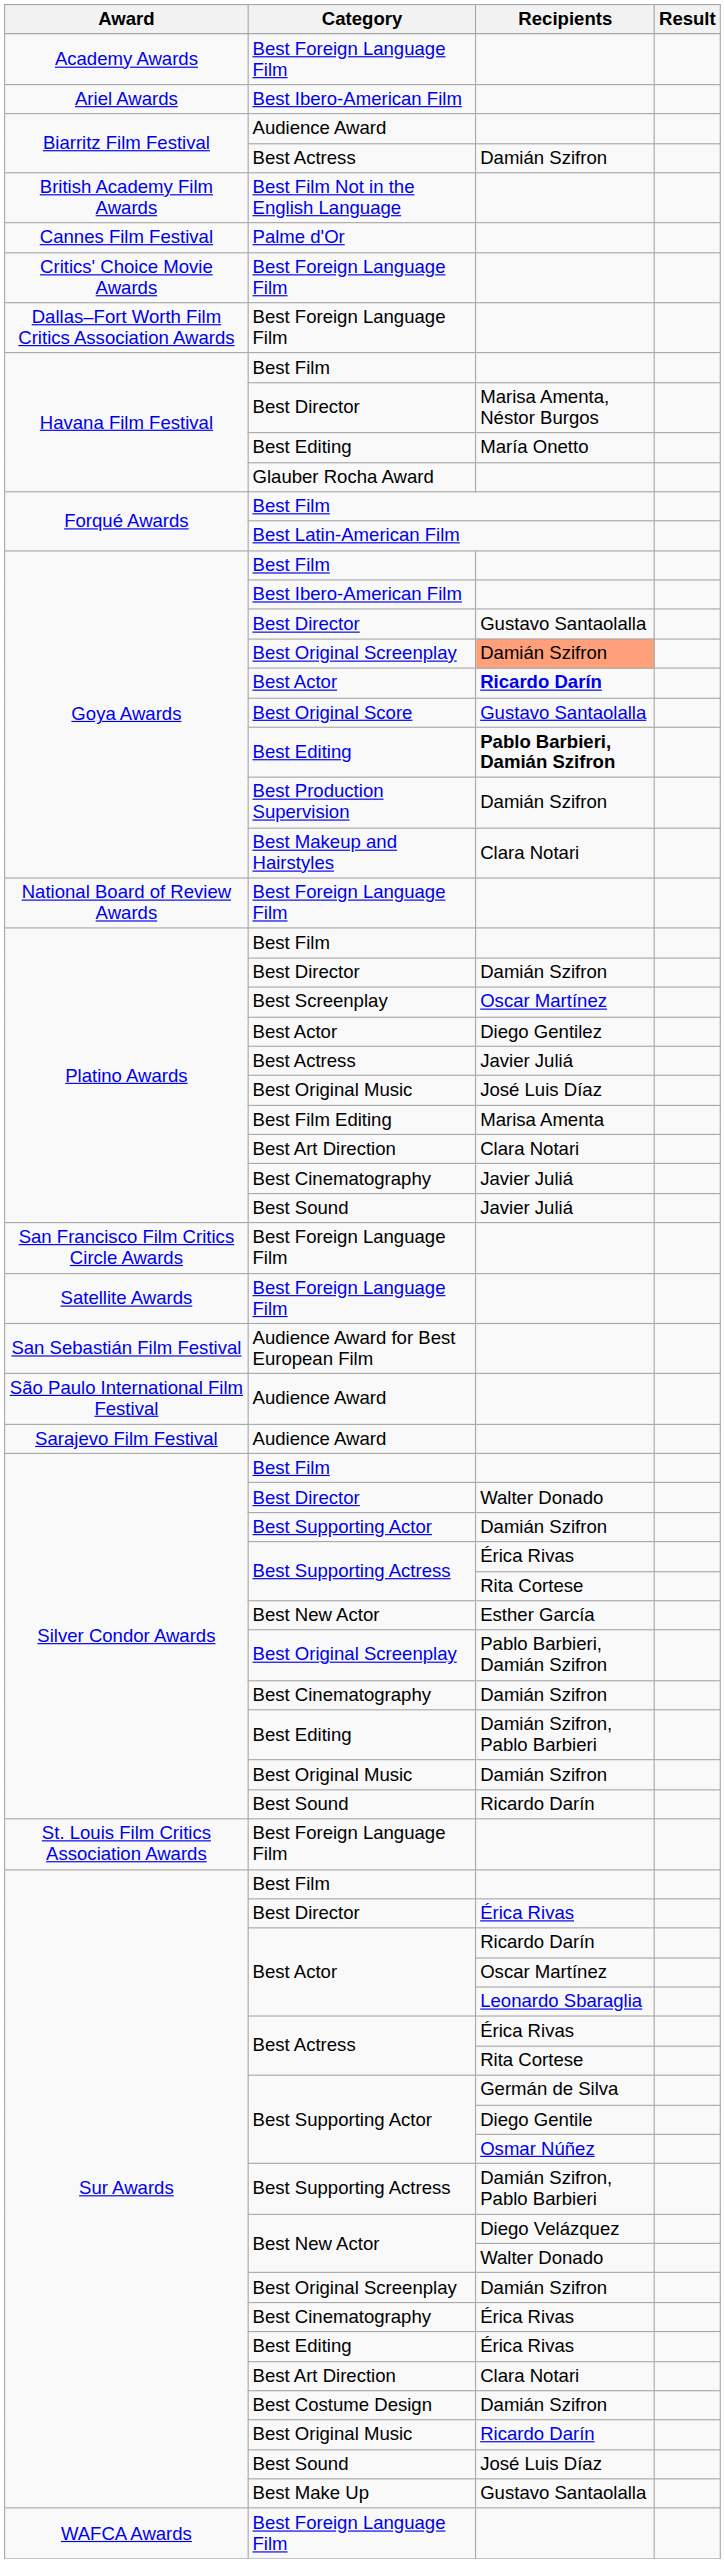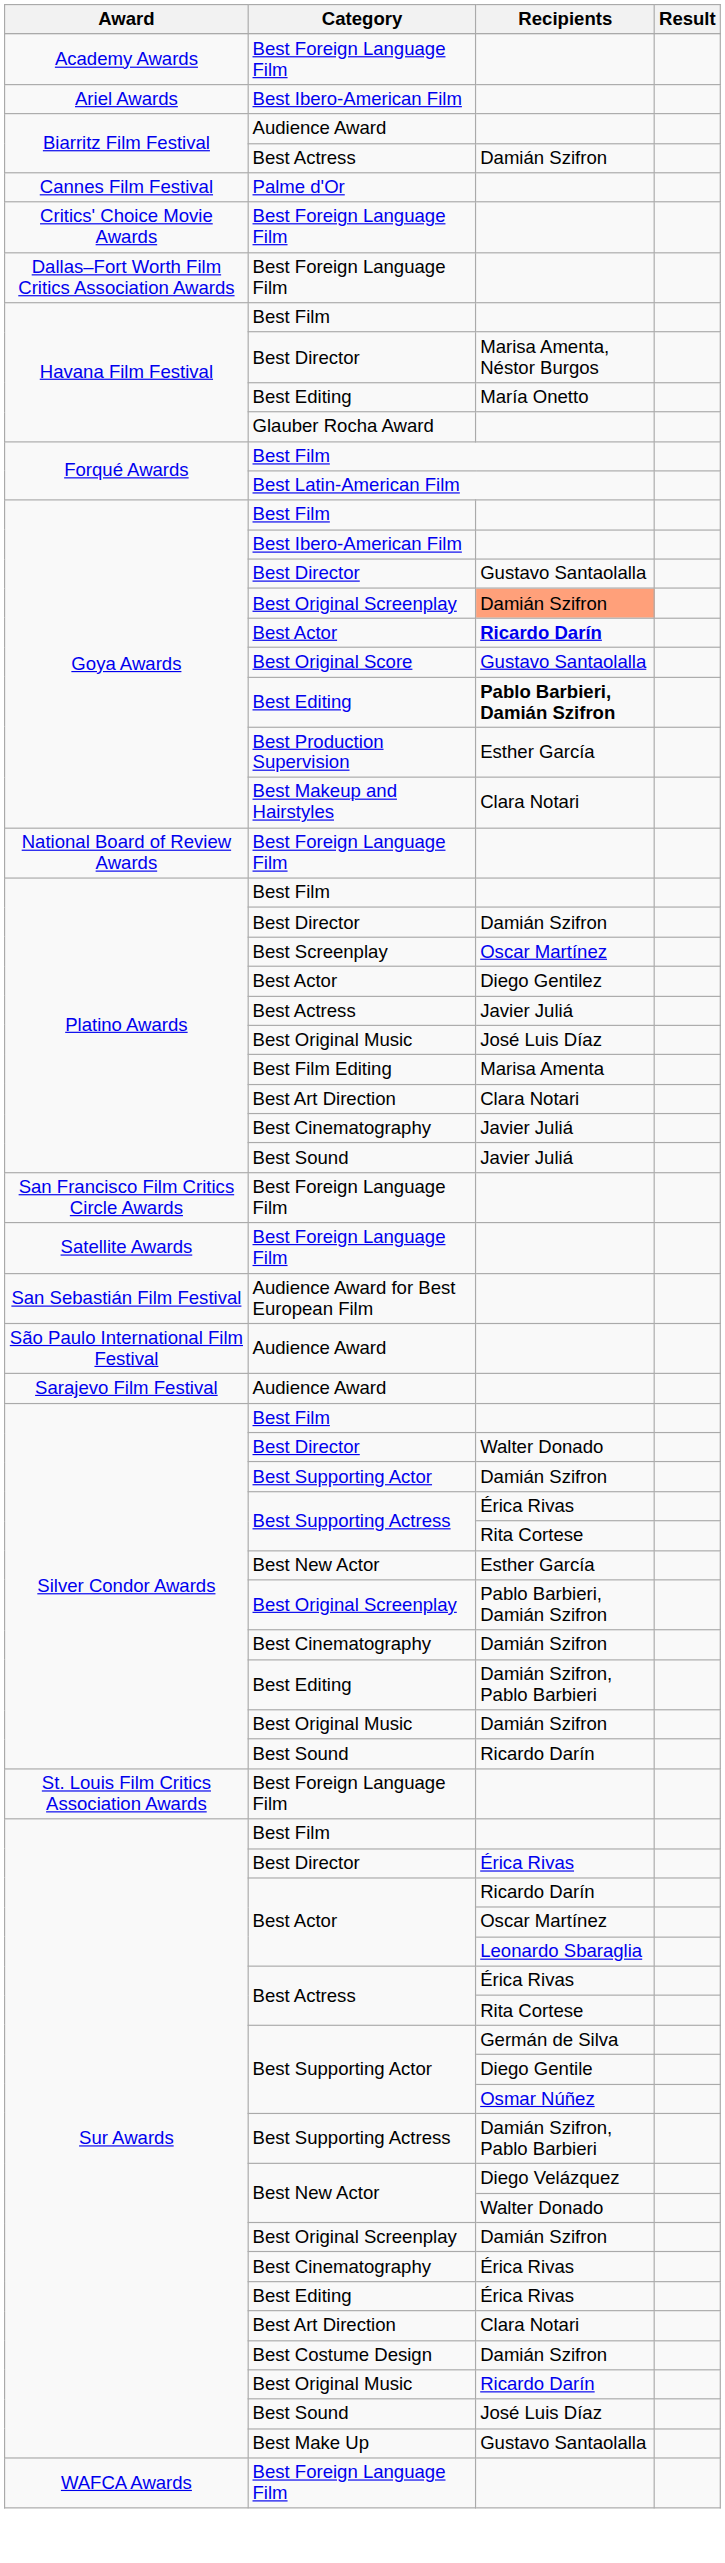- row: (126, 197)
(544, 802) Damián Szifron -> (537, 752) Esther García
